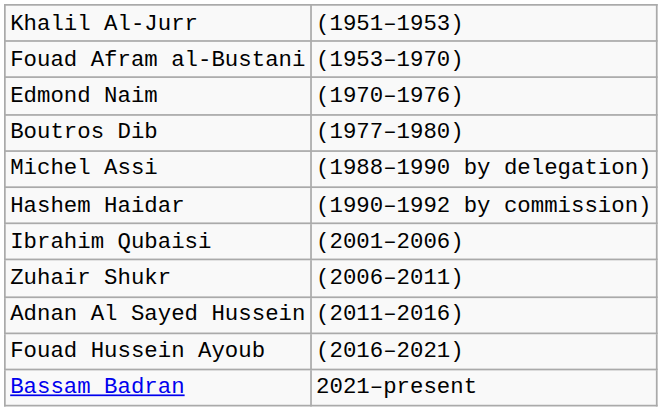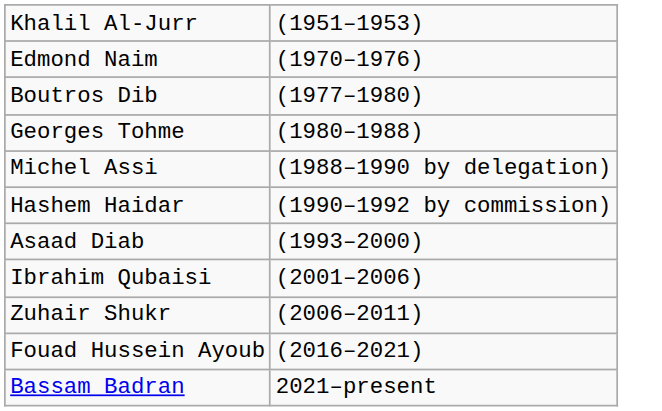- row: (158, 60)
+ row: (97, 132)
+ row: (77, 242)
- row: (158, 315)
